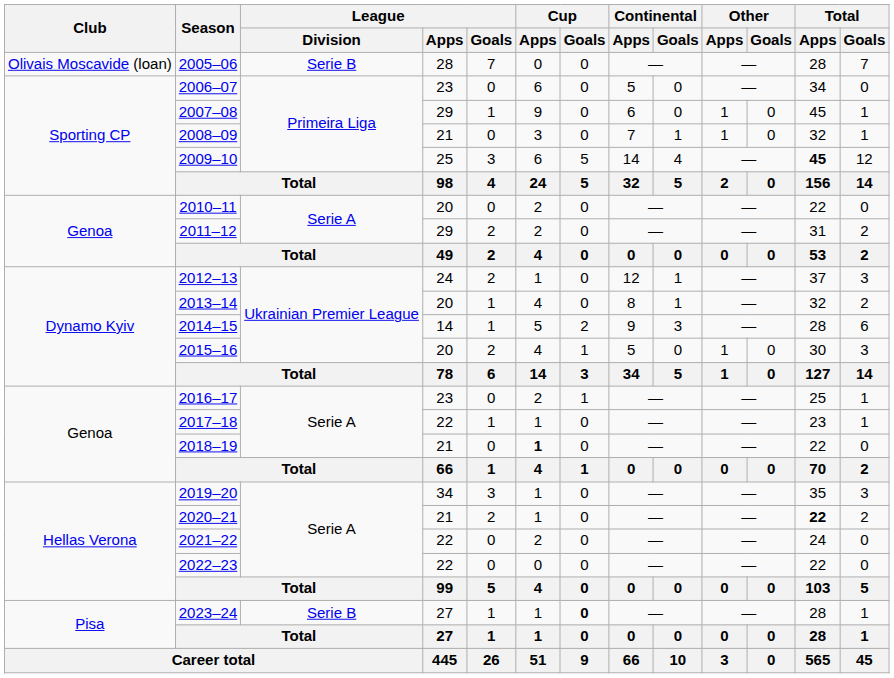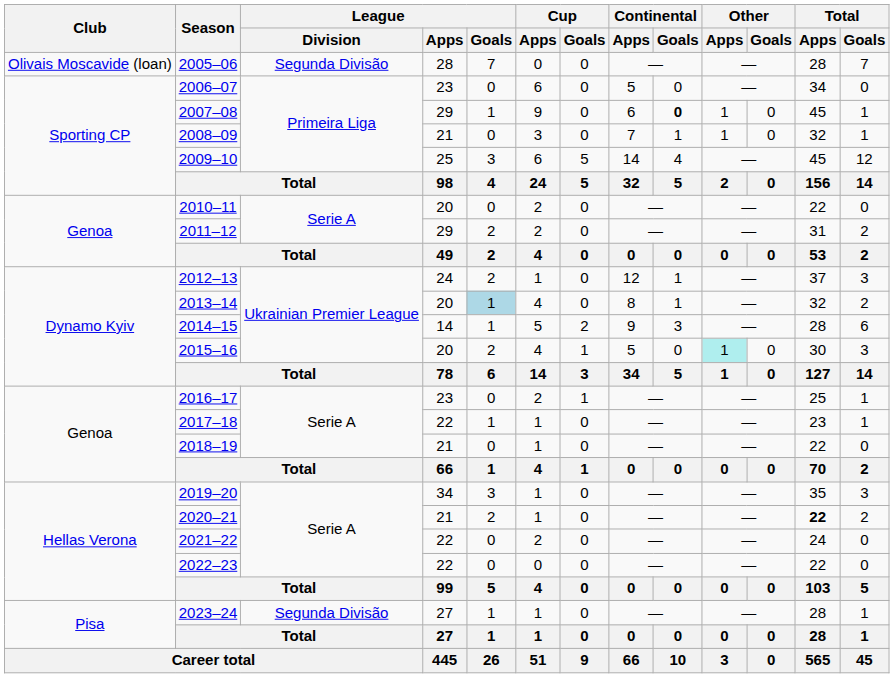(332, 64) Serie B -> (332, 64) Segunda Divisão
(678, 111) normal -> (678, 111) bold
(818, 159) bold -> (818, 159) normal
(491, 302) no background -> (491, 302) lightblue background
(724, 350) no background -> (724, 350) paleturquoise background
(538, 445) bold -> (538, 445) normal
(332, 612) Serie B -> (332, 612) Segunda Divisão
(585, 612) bold -> (585, 612) normal
